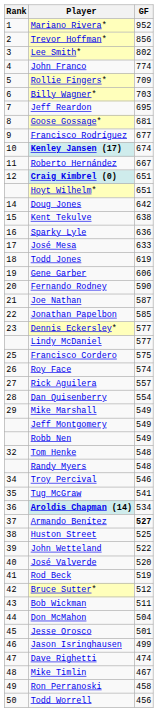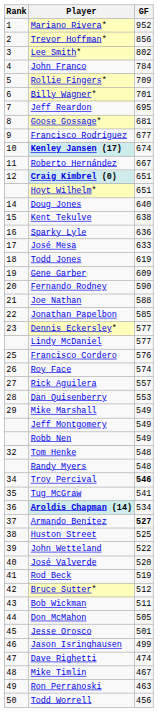(144, 67) 774 -> (144, 67) 784
(144, 94) 703 -> (144, 94) 701
(144, 204) 642 -> (144, 204) 640
(144, 273) 606 -> (144, 273) 609
(144, 301) 587 -> (144, 301) 588
(144, 356) 575 -> (144, 356) 576
(144, 397) 554 -> (144, 397) 553
(144, 480) normal -> (144, 480) bold
(144, 618) 504 -> (144, 618) 505
(144, 686) 458 -> (144, 686) 463
